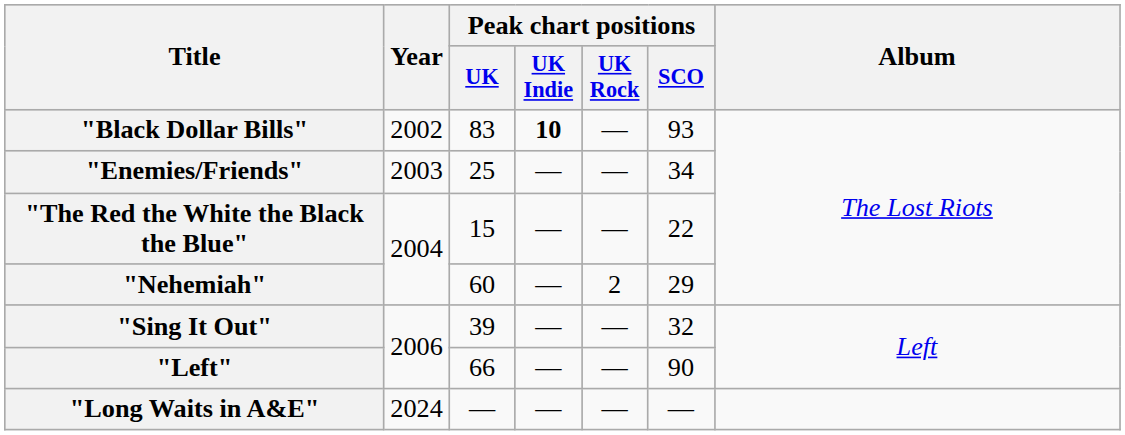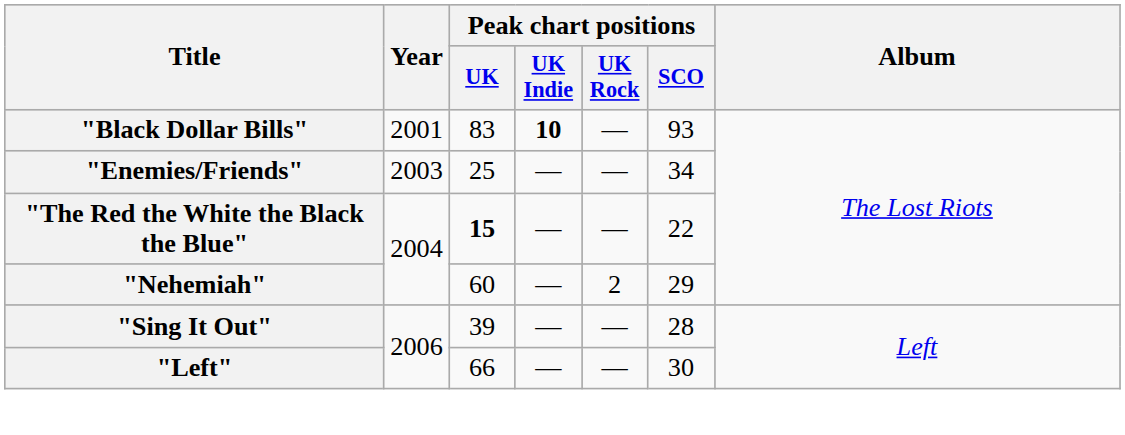(417, 129) 2002 -> (417, 129) 2001
(482, 227) normal -> (482, 227) bold
(681, 325) 32 -> (681, 325) 28
(681, 367) 90 -> (681, 367) 30
- row: (195, 409)
